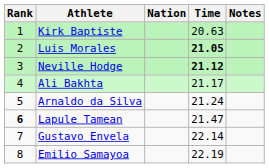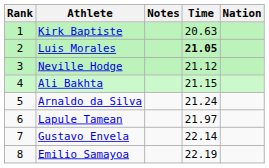columns swapped: (167, 13) <-> (245, 13)
(208, 66) bold -> (201, 66) normal
(208, 84) 21.17 -> (201, 84) 21.15
(20, 119) bold -> (20, 119) normal
(208, 119) 21.47 -> (201, 119) 21.97
